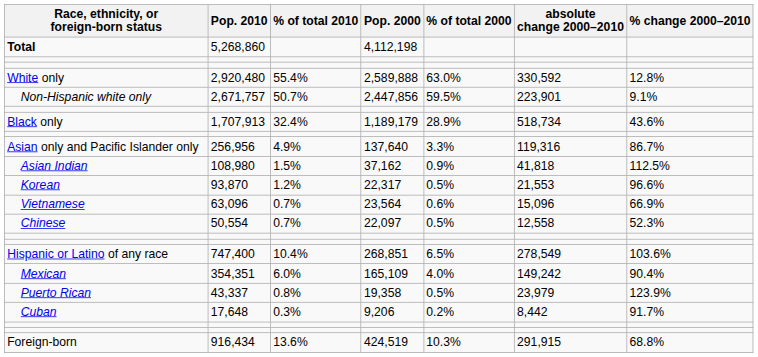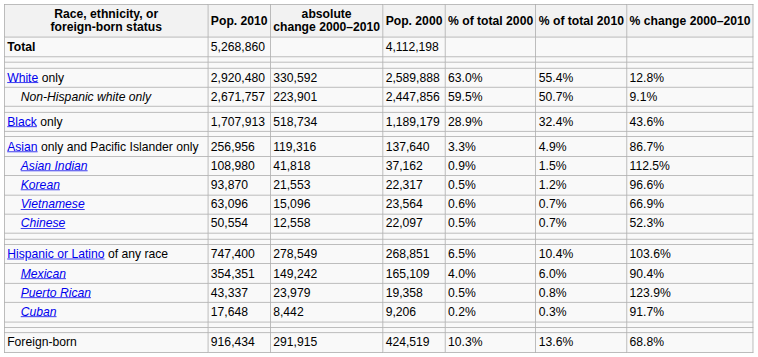columns swapped: (316, 20) <-> (571, 20)
